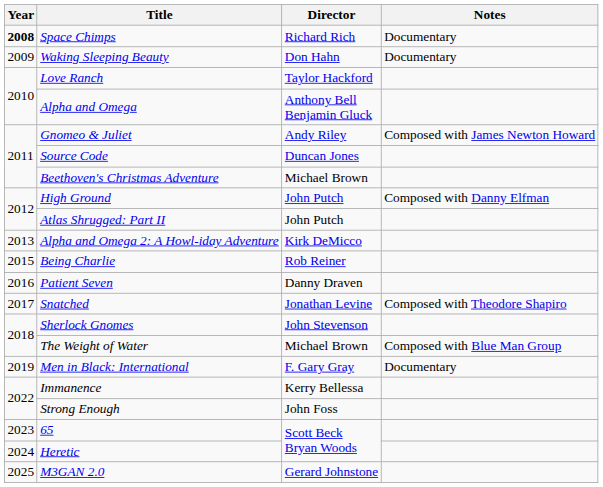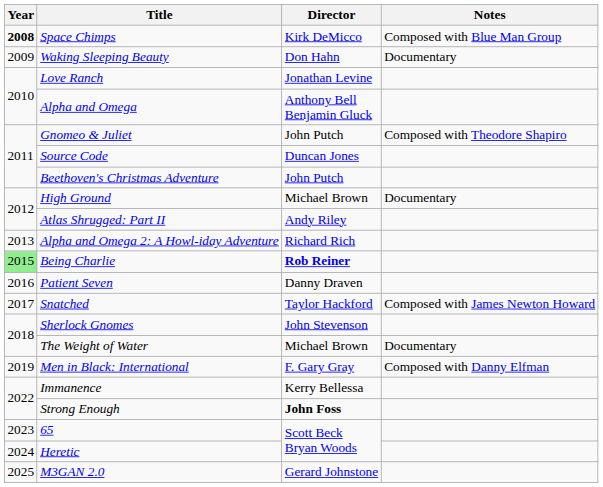(320, 36) Richard Rich -> (323, 36) Kirk DeMicco
(420, 36) Documentary -> (473, 36) Composed with Blue Man Group
(329, 78) Taylor Hackford -> (328, 78) Jonathan Levine
(316, 135) Andy Riley -> (314, 135) John Putch
(490, 135) Composed with James Newton Howard -> (475, 135) Composed with Theodore Shapiro
(326, 177) Michael Brown -> (314, 177) John Putch
(314, 198) John Putch -> (326, 198) Michael Brown
(467, 198) Composed with Danny Elfman -> (420, 198) Documentary
(314, 219) John Putch -> (316, 219) Andy Riley
(323, 240) Kirk DeMicco -> (320, 240) Richard Rich
(21, 261) no background -> (21, 261) lightgreen background
(315, 261) normal -> (317, 261) bold
(328, 303) Jonathan Levine -> (329, 303) Taylor Hackford
(475, 303) Composed with Theodore Shapiro -> (490, 303) Composed with James Newton Howard
(473, 345) Composed with Blue Man Group -> (420, 345) Documentary
(420, 366) Documentary -> (467, 366) Composed with Danny Elfman
(311, 409) normal -> (313, 409) bold
